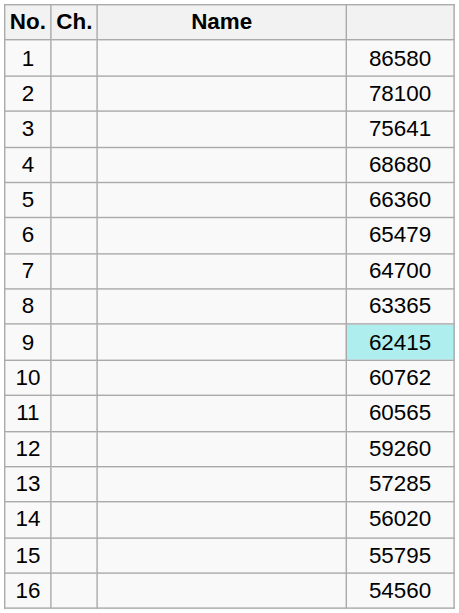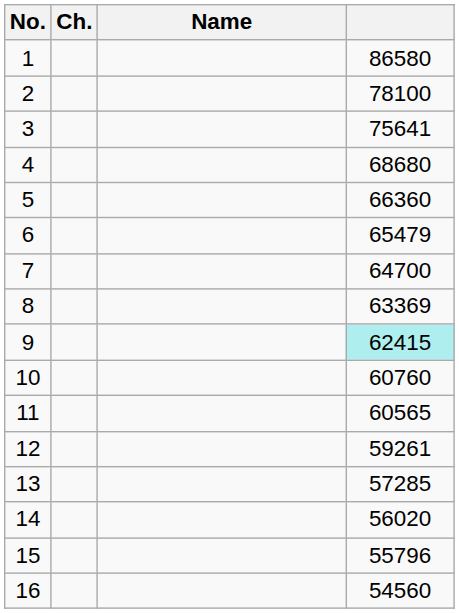(400, 306) 63365 -> (400, 306) 63369
(400, 377) 60762 -> (400, 377) 60760
(400, 448) 59260 -> (400, 448) 59261
(400, 555) 55795 -> (400, 555) 55796
